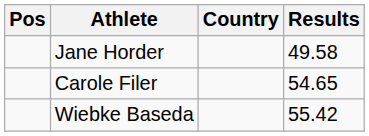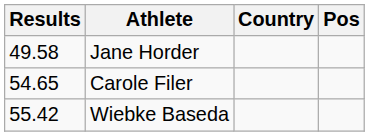columns swapped: (27, 20) <-> (324, 20)
